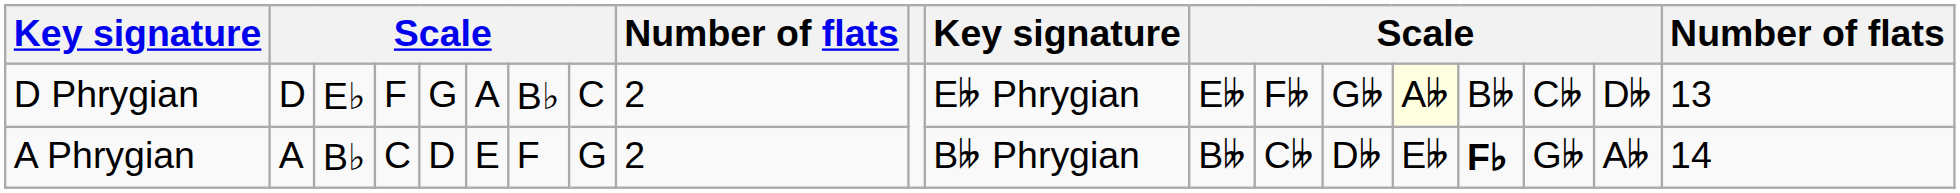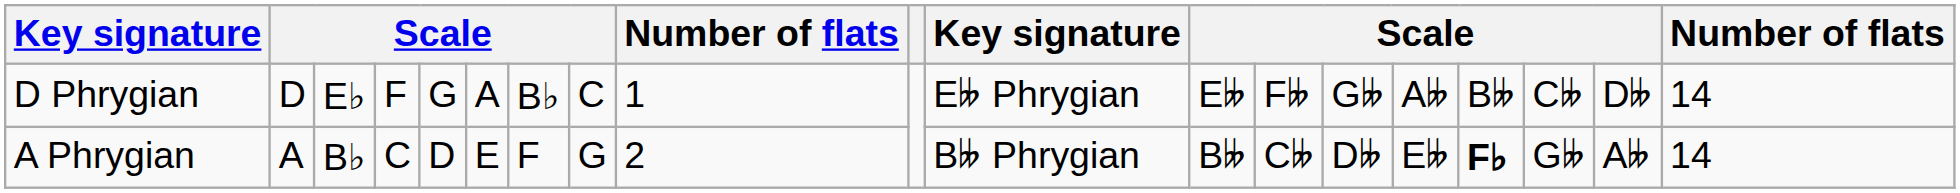(635, 94) 2 -> (635, 94) 1
(1426, 94) lightyellow background -> (1426, 94) no background
(1691, 94) 13 -> (1691, 94) 14
